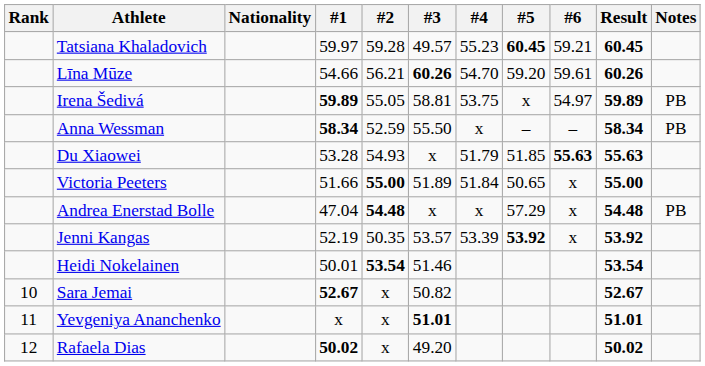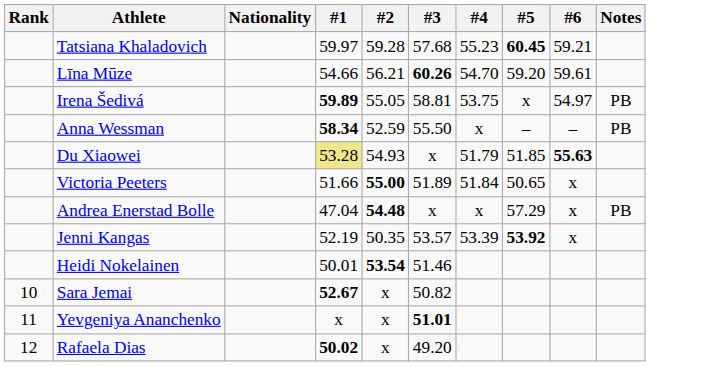- column: (624, 18)
(432, 45) 49.57 -> (432, 45) 57.68
(339, 155) no background -> (339, 155) khaki background
